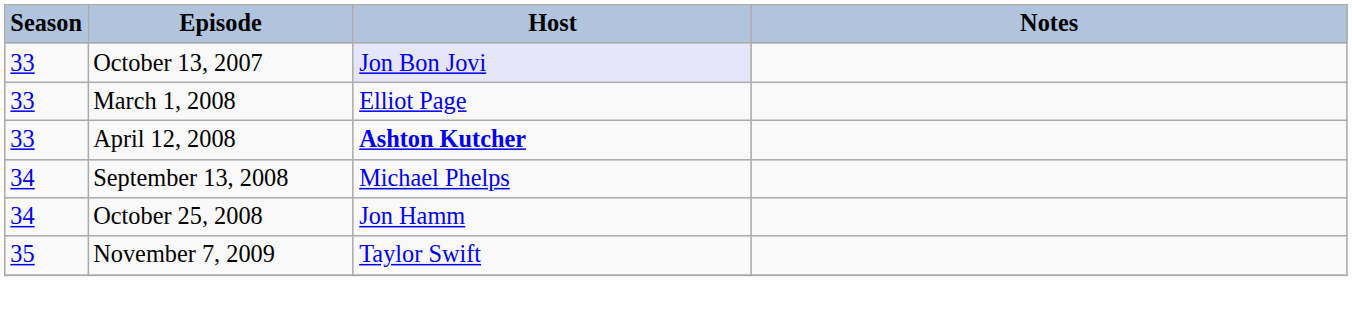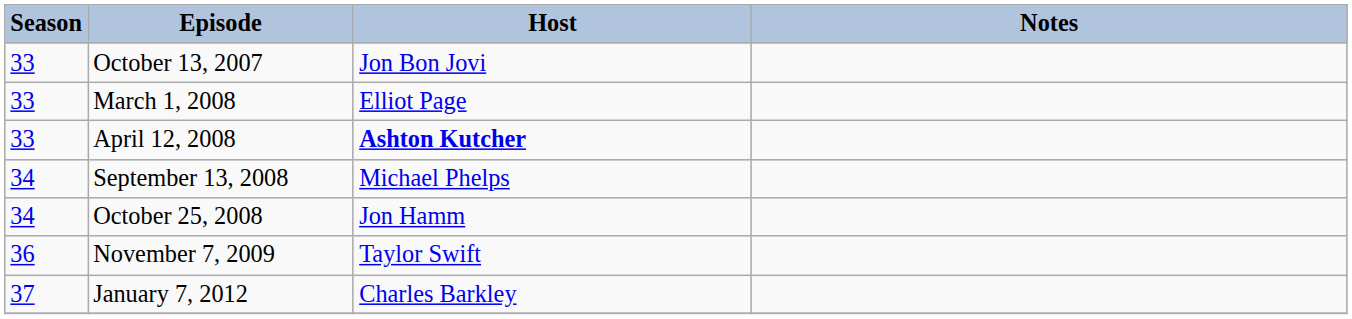(423, 62) lavender background -> (423, 62) no background
(23, 255) 35 -> (23, 255) 36
+ row: (171, 293)
